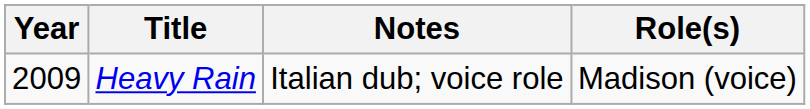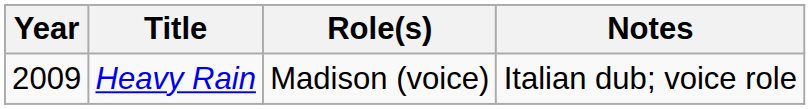columns swapped: (687, 29) <-> (417, 29)
